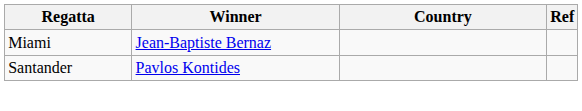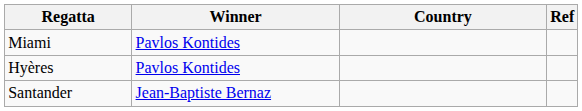(203, 42) Jean-Baptiste Bernaz -> (188, 42) Pavlos Kontides
+ row: (31, 67)
(188, 67) Pavlos Kontides -> (203, 93) Jean-Baptiste Bernaz
